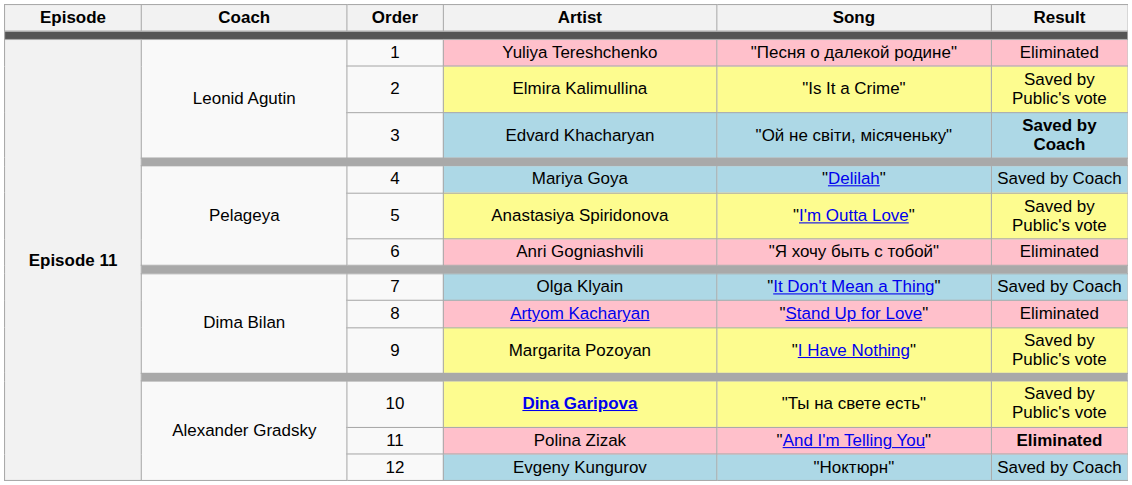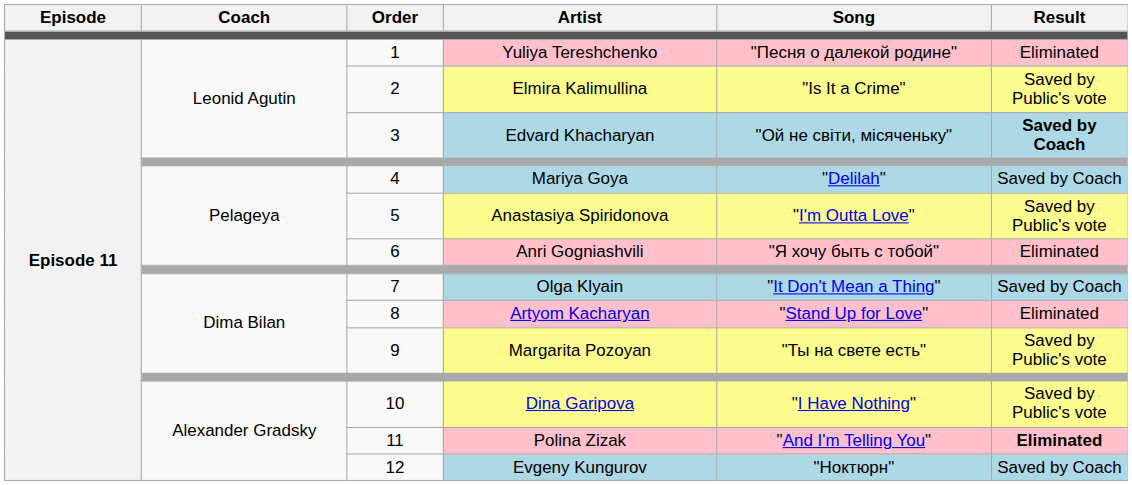(854, 350) "I Have Nothing" -> (854, 350) "Ты на свете есть"
(580, 404) bold -> (580, 404) normal
(854, 404) "Ты на свете есть" -> (854, 404) "I Have Nothing"
